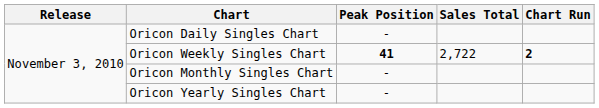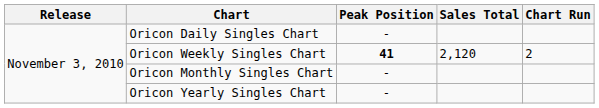(458, 54) 2,722 -> (458, 54) 2,120
(529, 54) bold -> (529, 54) normal
